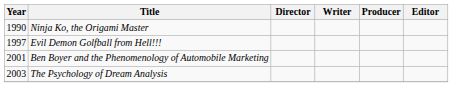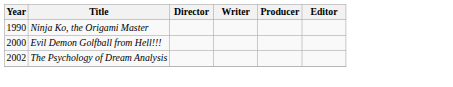(16, 43) 1997 -> (16, 43) 2000
- row: (150, 58)
(16, 74) 2003 -> (16, 58) 2002
